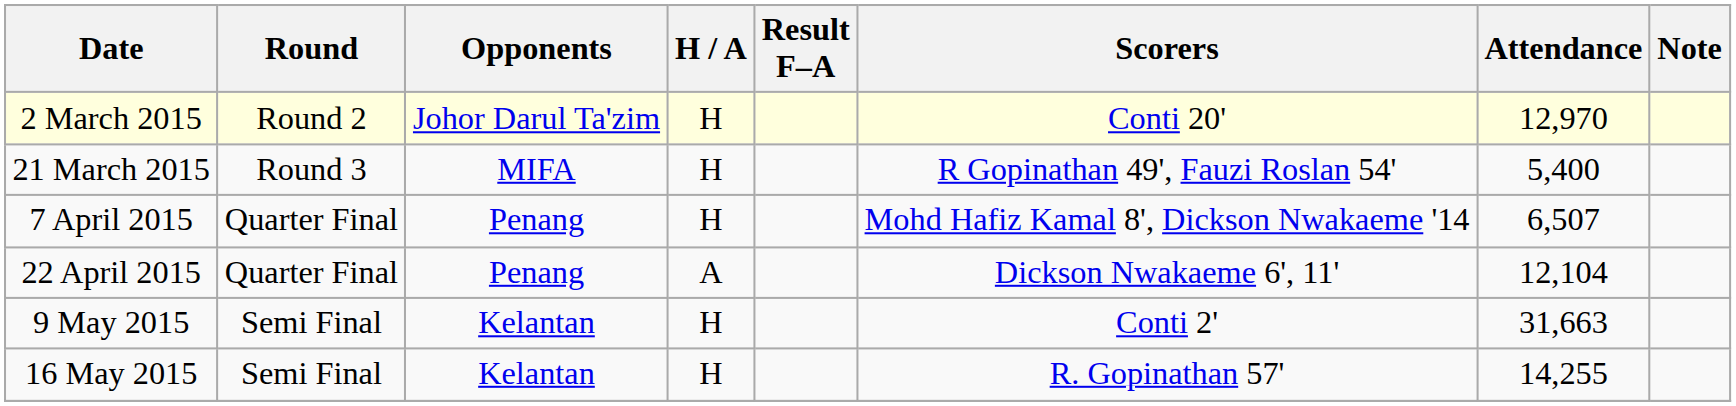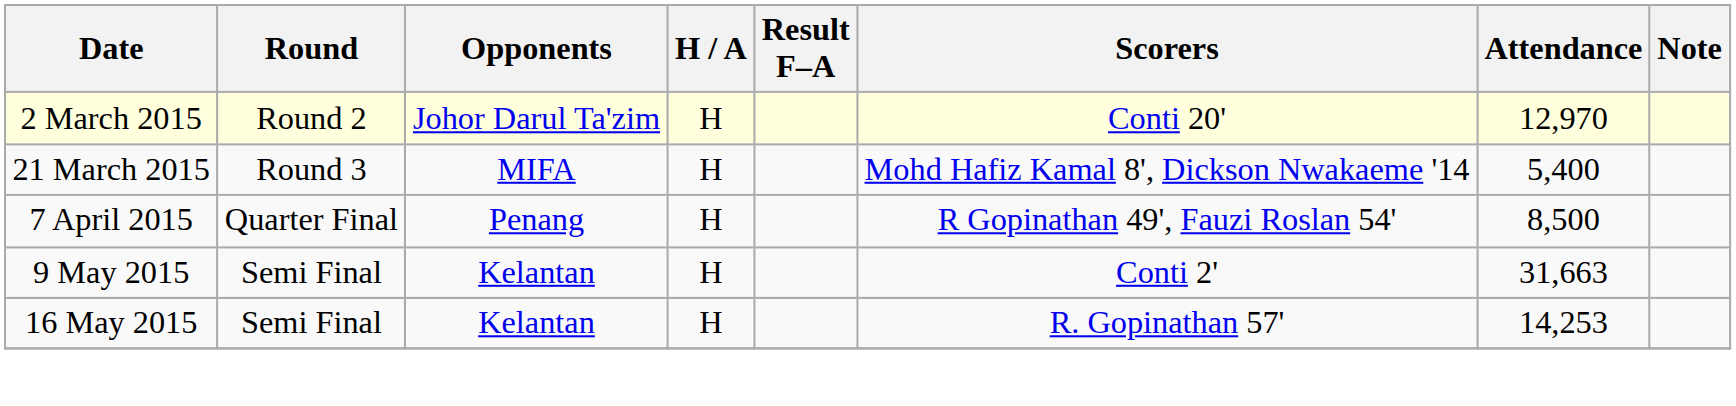(1167, 169) R Gopinathan 49', Fauzi Roslan 54' -> (1167, 169) Mohd Hafiz Kamal 8', Dickson Nwakaeme '14
(1167, 220) Mohd Hafiz Kamal 8', Dickson Nwakaeme '14 -> (1167, 220) R Gopinathan 49', Fauzi Roslan 54'
(1563, 220) 6,507 -> (1563, 220) 8,500
- row: (111, 271)
(1563, 374) 14,255 -> (1563, 322) 14,253
